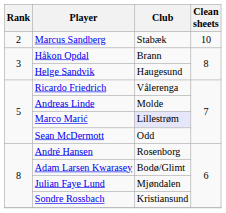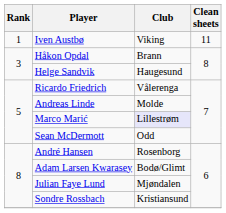+ row: (59, 39)
- row: (70, 39)
